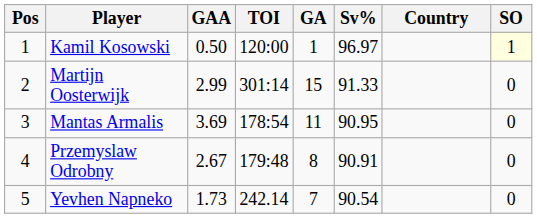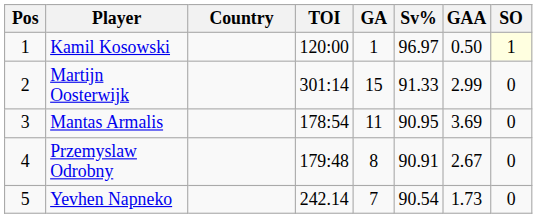columns swapped: (436, 18) <-> (211, 18)
